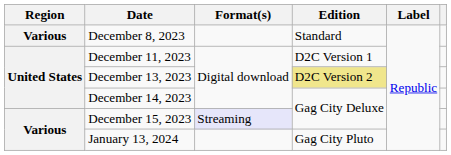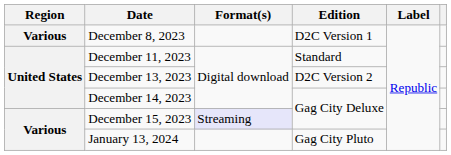(318, 35) Standard -> (334, 35) D2C Version 1
(334, 56) D2C Version 1 -> (318, 56) Standard
(334, 77) khaki background -> (334, 77) no background
